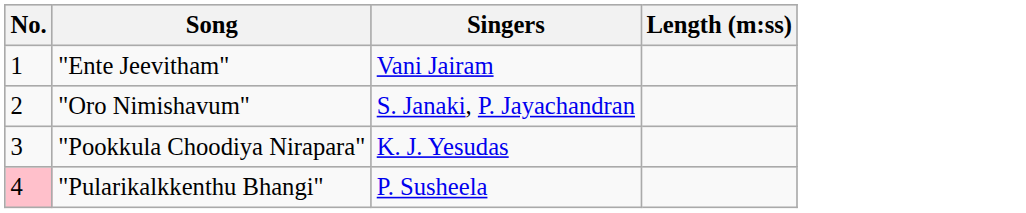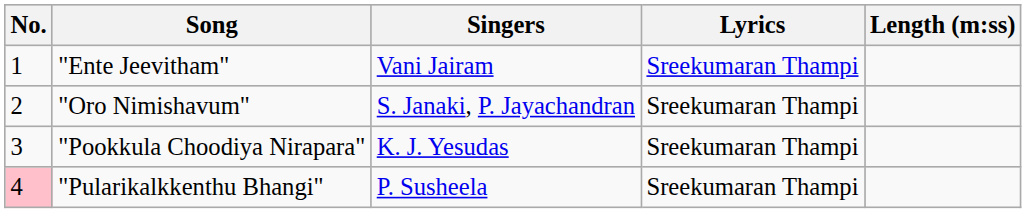+ column: (752, 24)
